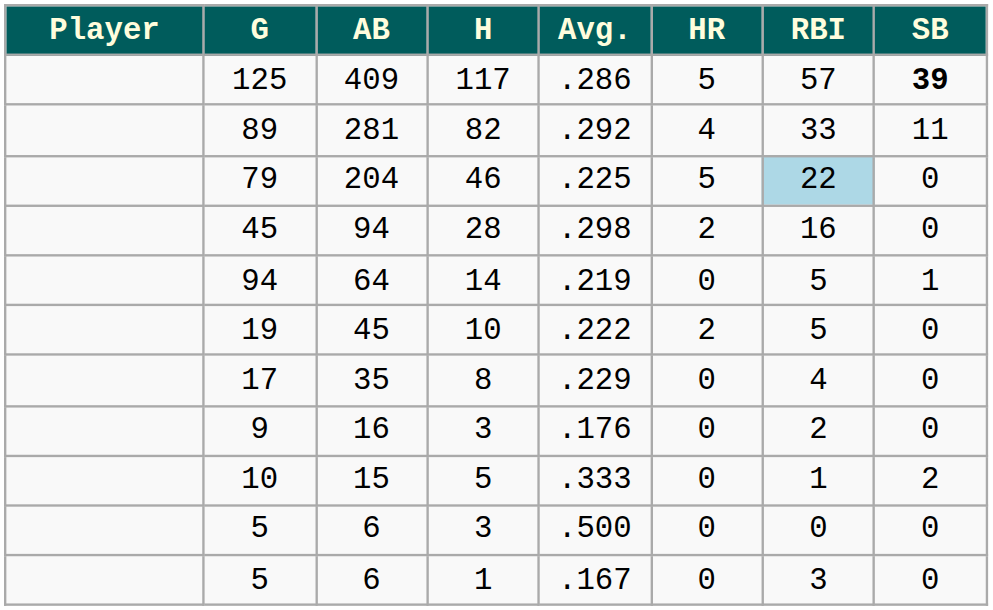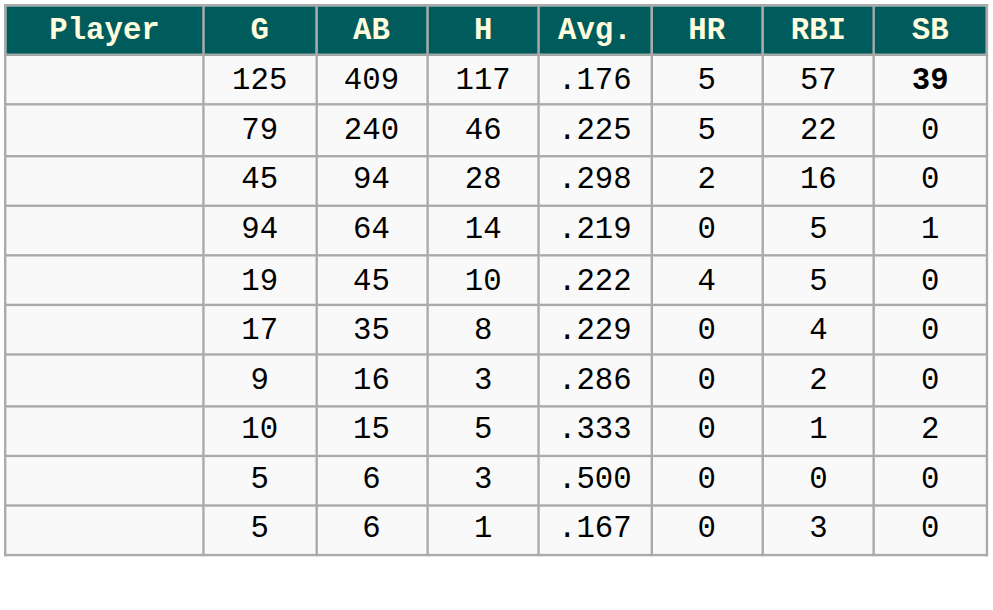(595, 80) .286 -> (595, 80) .176
- row: (260, 130)
(371, 180) 204 -> (371, 130) 240
(818, 180) lightblue background -> (818, 130) no background
(707, 330) 2 -> (707, 280) 4
(595, 430) .176 -> (595, 380) .286
